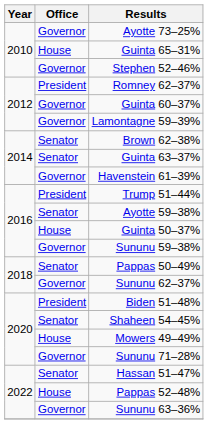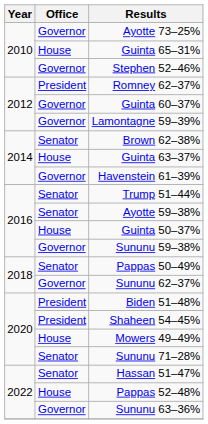(58, 158) Senator -> (55, 158) House
(62, 194) President -> (58, 194) Senator
(58, 320) Senator -> (62, 320) President
(62, 356) Governor -> (58, 356) Senator
